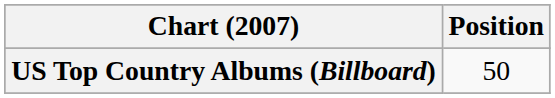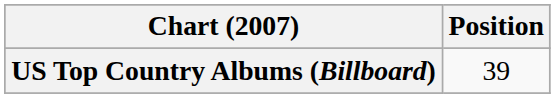(496, 70) 50 -> (496, 70) 39
